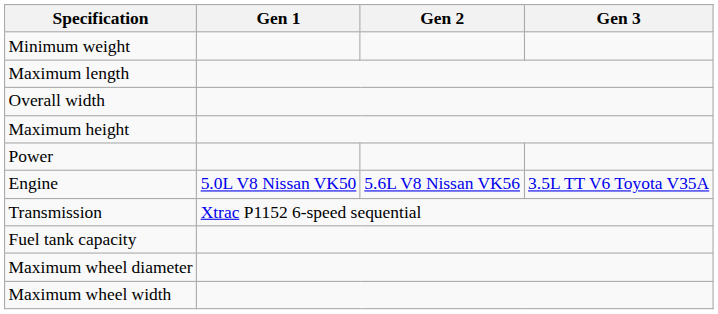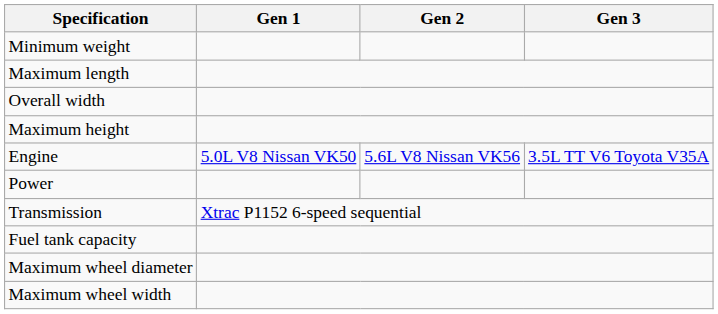rows swapped: (33, 184) <-> (31, 156)
